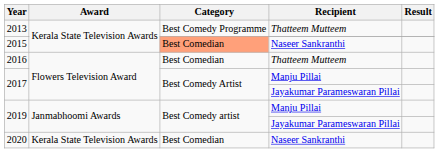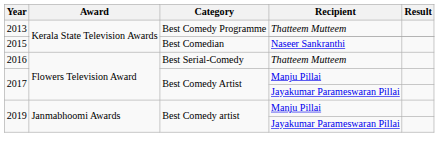(193, 44) lightsalmon background -> (193, 44) no background
(193, 60) Best Comedian -> (203, 60) Best Serial-Comedy
- row: (17, 140)
